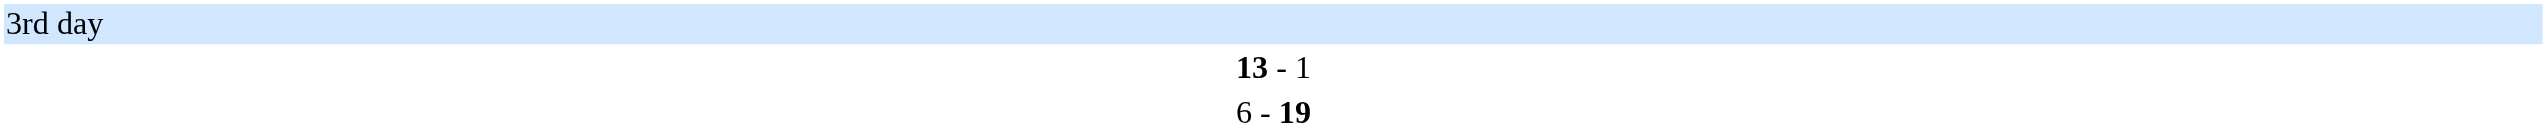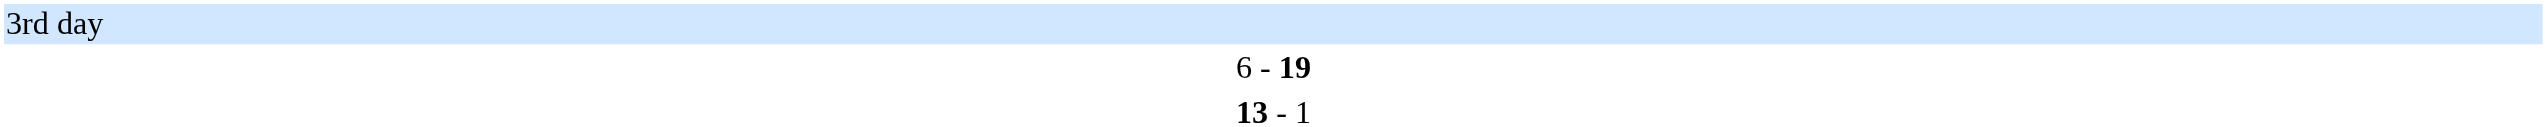rows swapped: (1274, 67) <-> (1274, 112)
